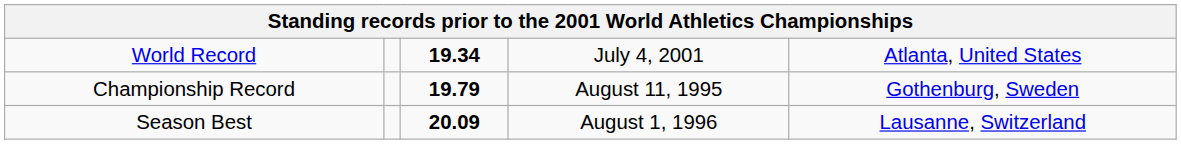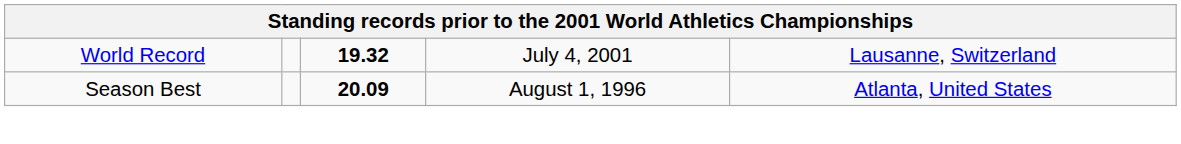(454, 54) 19.34 -> (363, 54) 19.32
(983, 54) Atlanta, United States -> (953, 54) Lausanne, Switzerland
- row: (194, 88)
(983, 121) Lausanne, Switzerland -> (953, 88) Atlanta, United States
